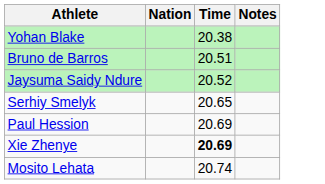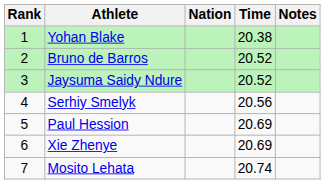+ column: (24, 15)
(215, 59) 20.51 -> (255, 59) 20.52
(215, 102) 20.65 -> (255, 102) 20.56
(215, 146) bold -> (255, 146) normal
